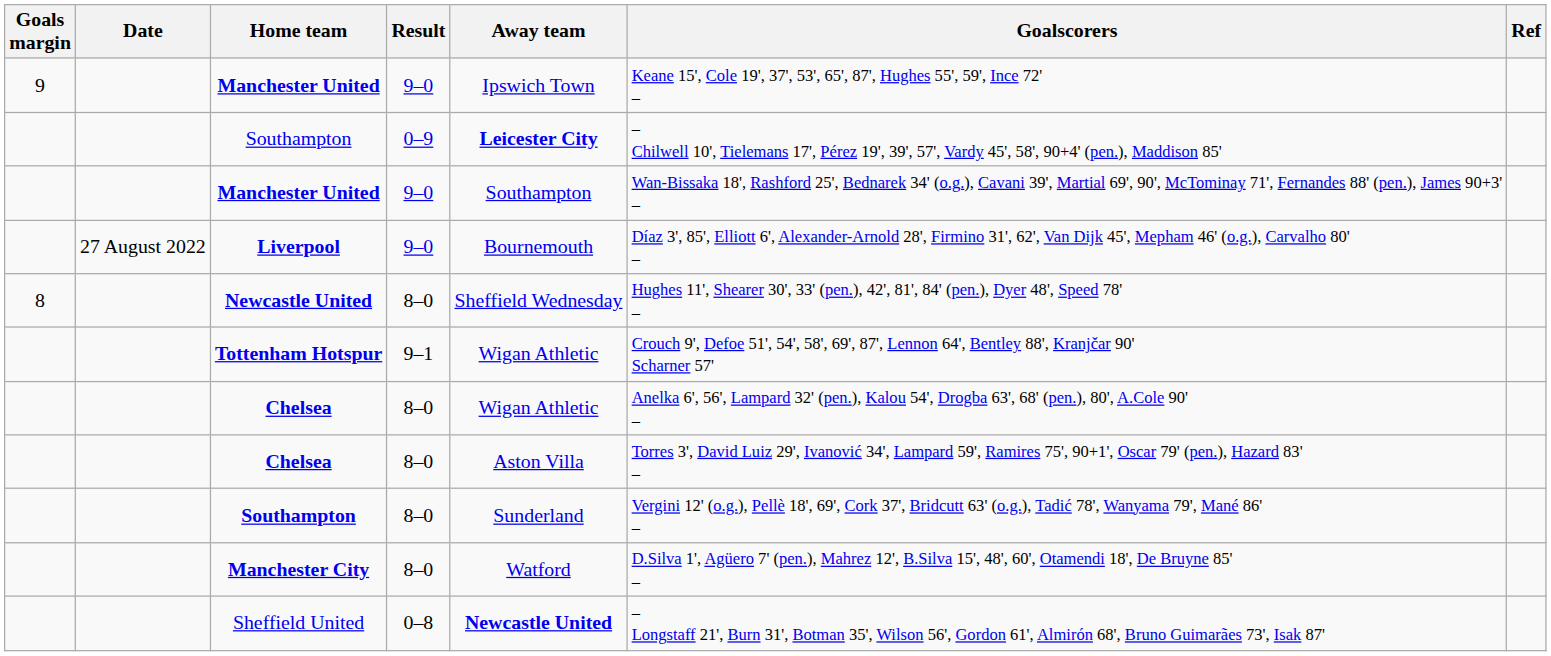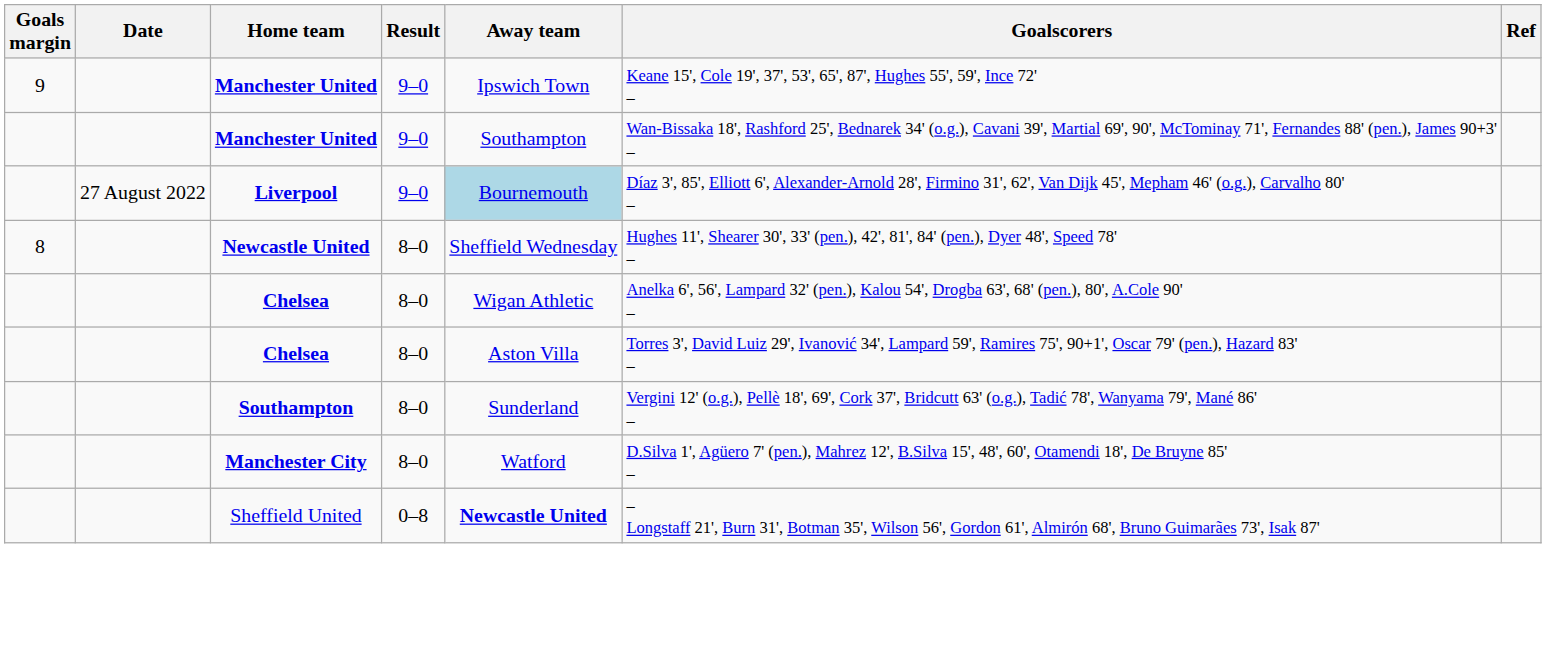- row: (299, 138)
(539, 246) no background -> (533, 192) lightblue background
- row: (299, 354)
